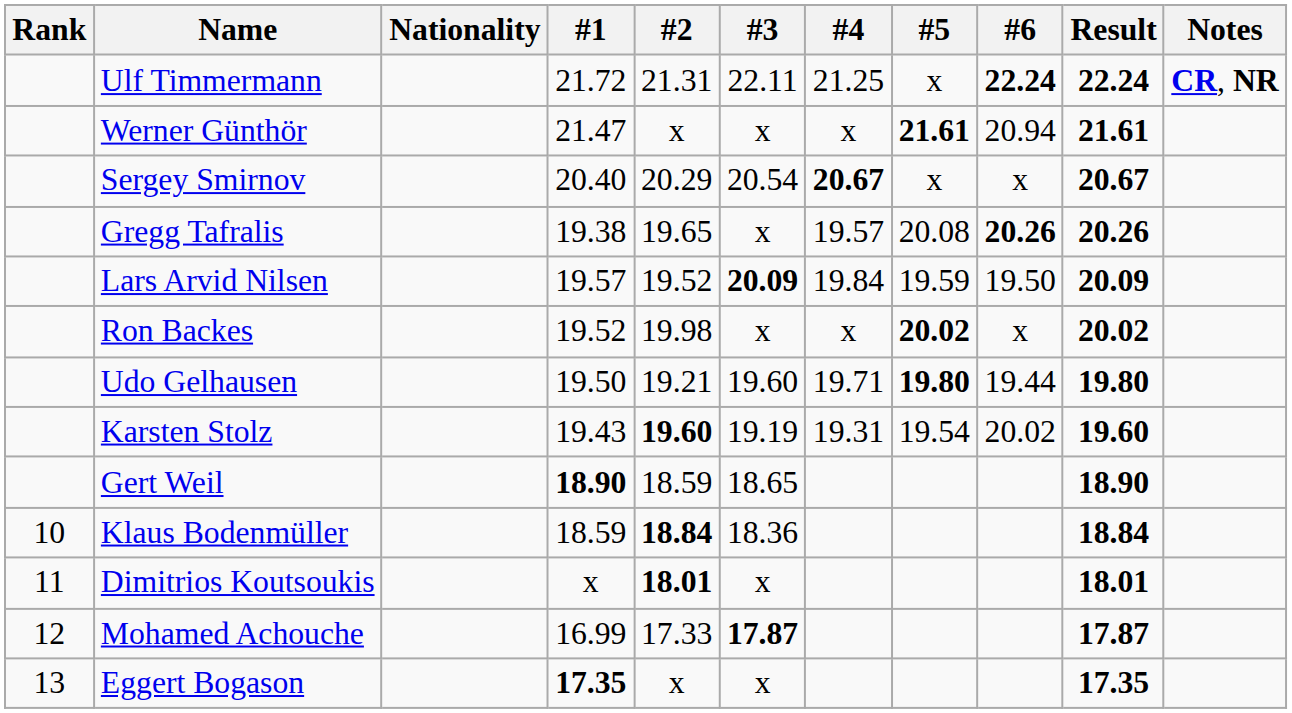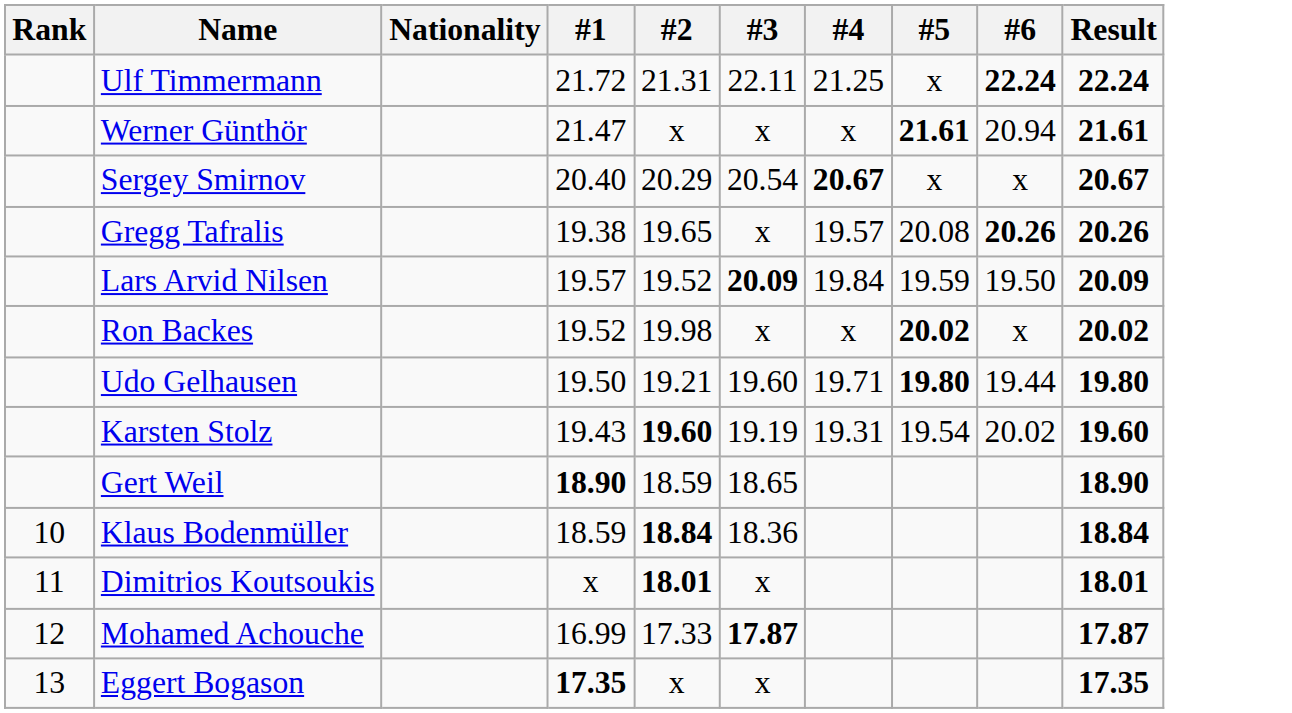- column: (1225, 29)
